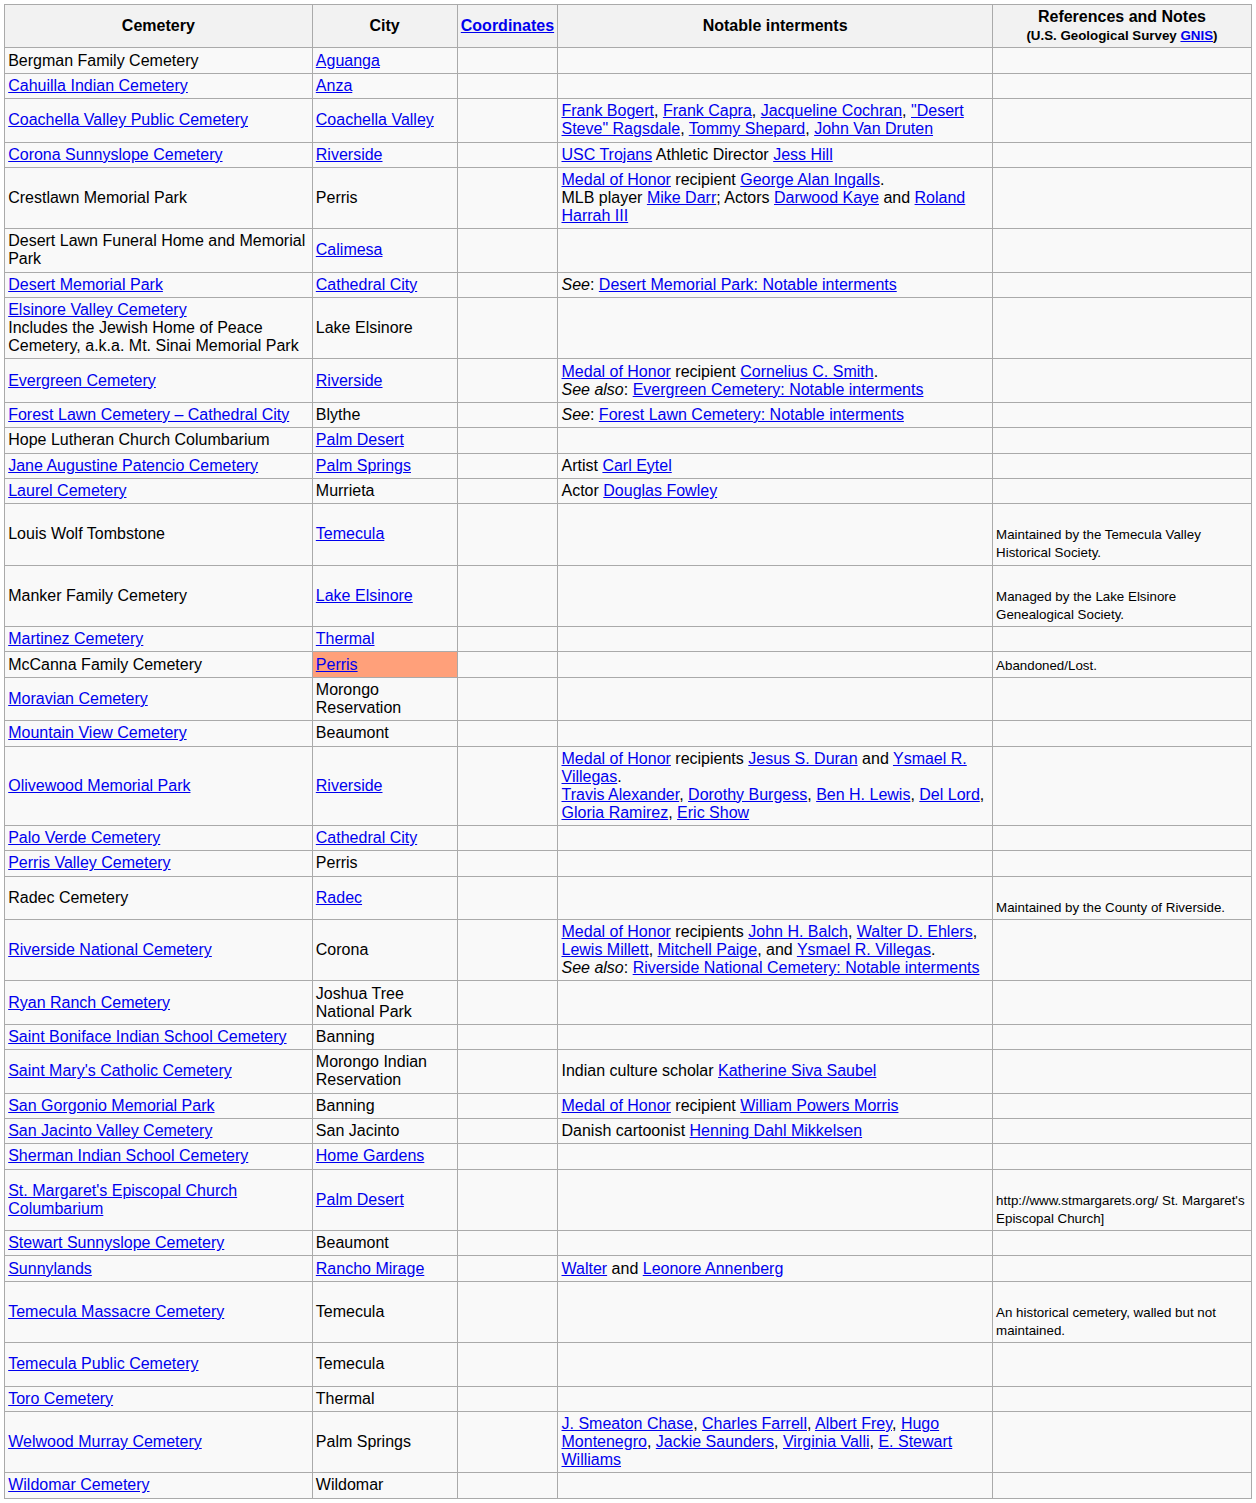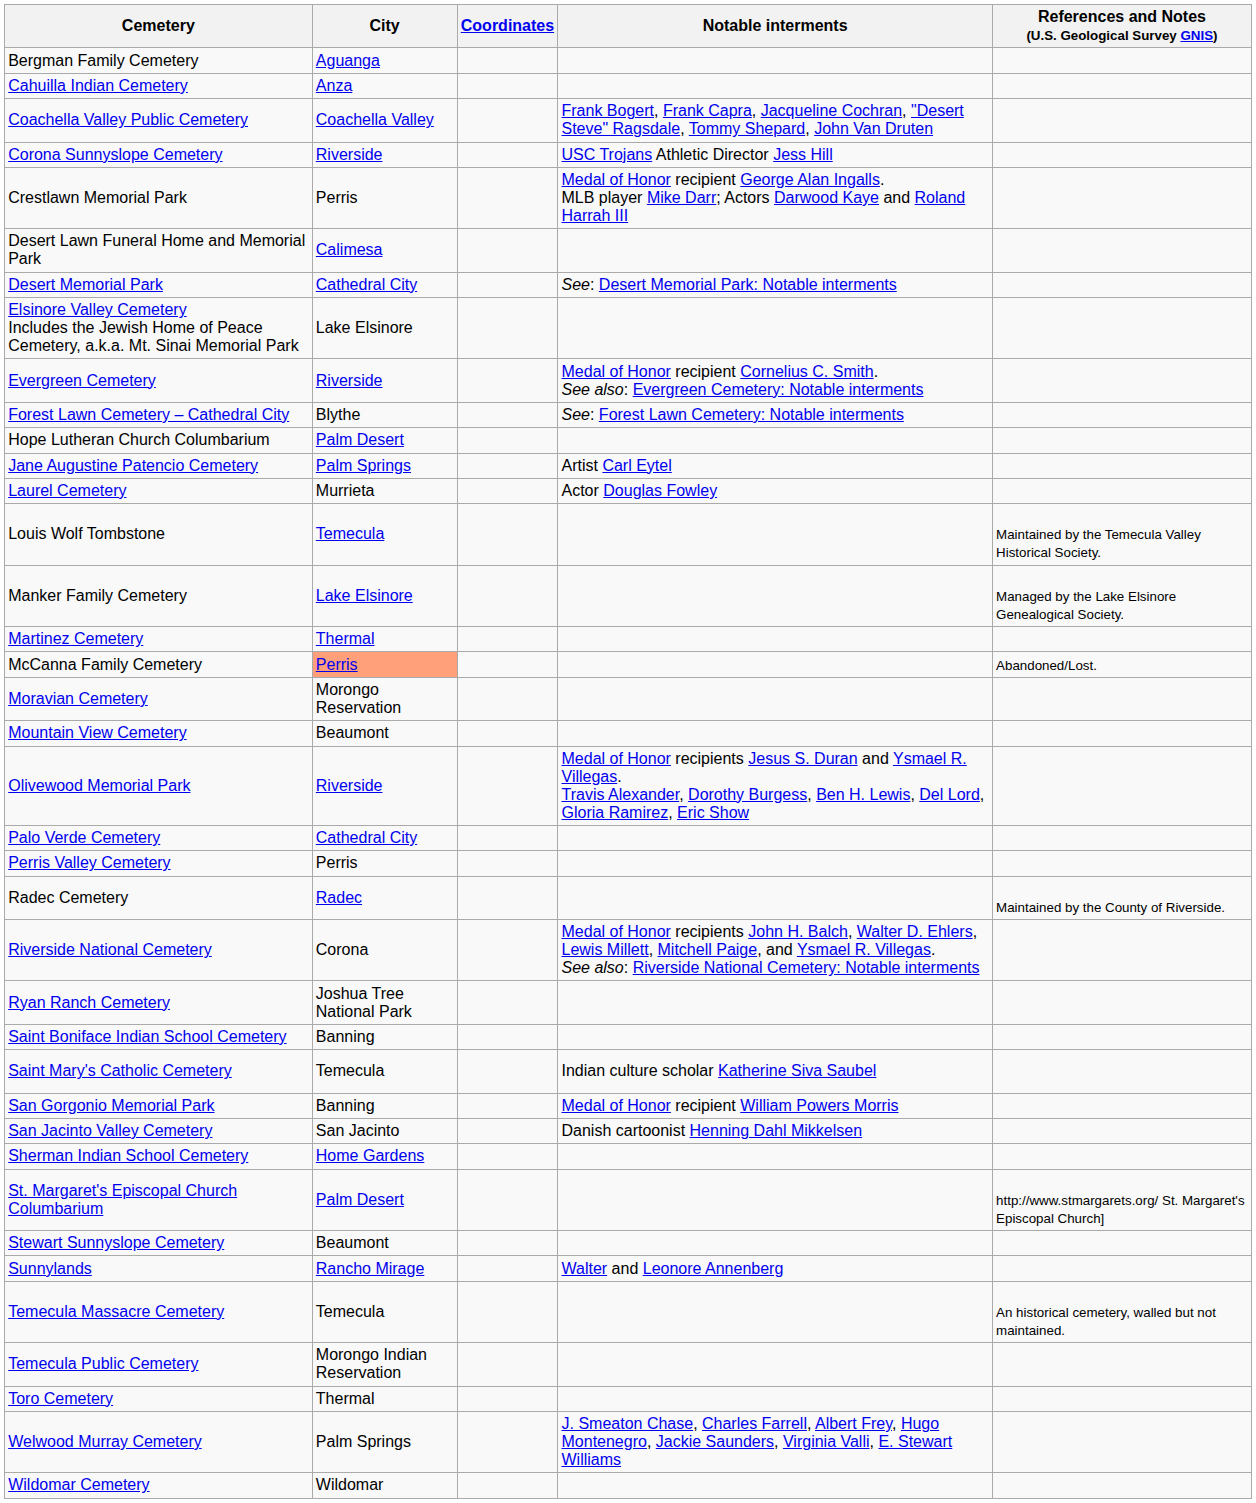(371, 1071) Morongo Indian Reservation -> (350, 1071) Temecula
(350, 1364) Temecula -> (371, 1364) Morongo Indian Reservation
